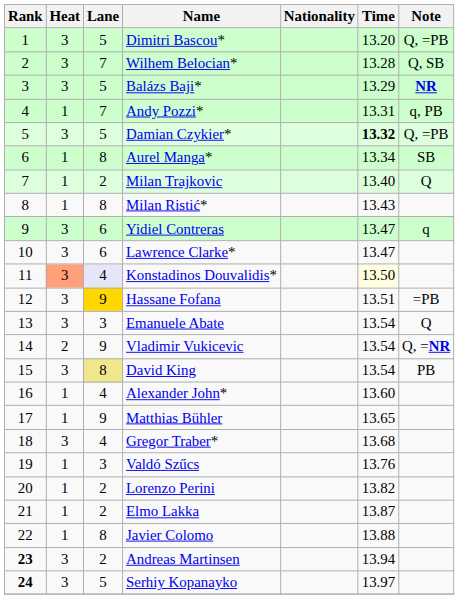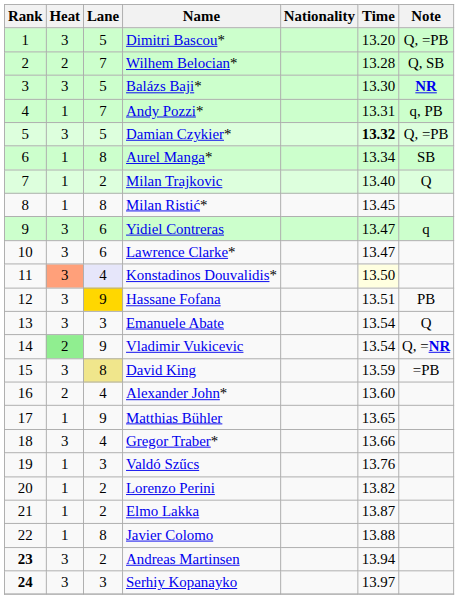(65, 63) 3 -> (65, 63) 2
(378, 87) 13.29 -> (378, 87) 13.30
(378, 205) 13.43 -> (378, 205) 13.45
(426, 299) =PB -> (426, 299) PB
(65, 346) no background -> (65, 346) lightgreen background
(378, 370) 13.54 -> (378, 370) 13.59
(426, 370) PB -> (426, 370) =PB
(65, 393) 1 -> (65, 393) 2
(378, 441) 13.68 -> (378, 441) 13.66
(103, 582) 5 -> (103, 582) 3
